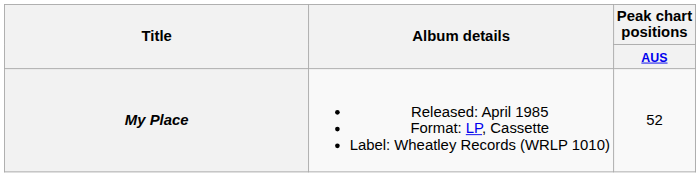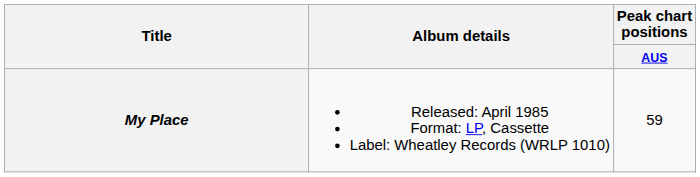(654, 120) 52 -> (654, 120) 59
